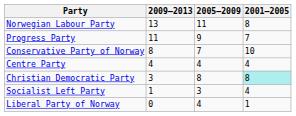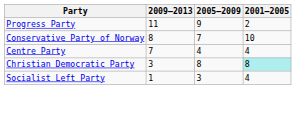- row: (61, 24)
(247, 38) 7 -> (247, 24) 2
(151, 64) 4 -> (151, 51) 7
- row: (63, 104)
